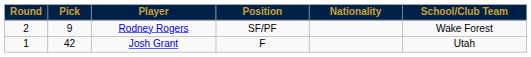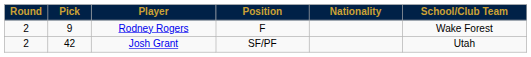(262, 28) SF/PF -> (262, 28) F
(26, 44) 1 -> (26, 44) 2
(262, 44) F -> (262, 44) SF/PF
